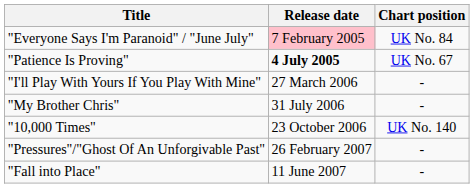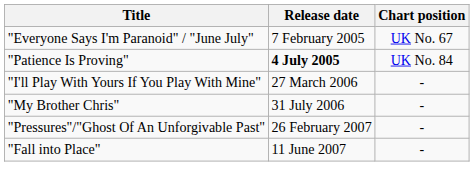(318, 37) pink background -> (318, 37) no background
(422, 37) UK No. 84 -> (422, 37) UK No. 67
(422, 60) UK No. 67 -> (422, 60) UK No. 84
- row: (52, 127)
